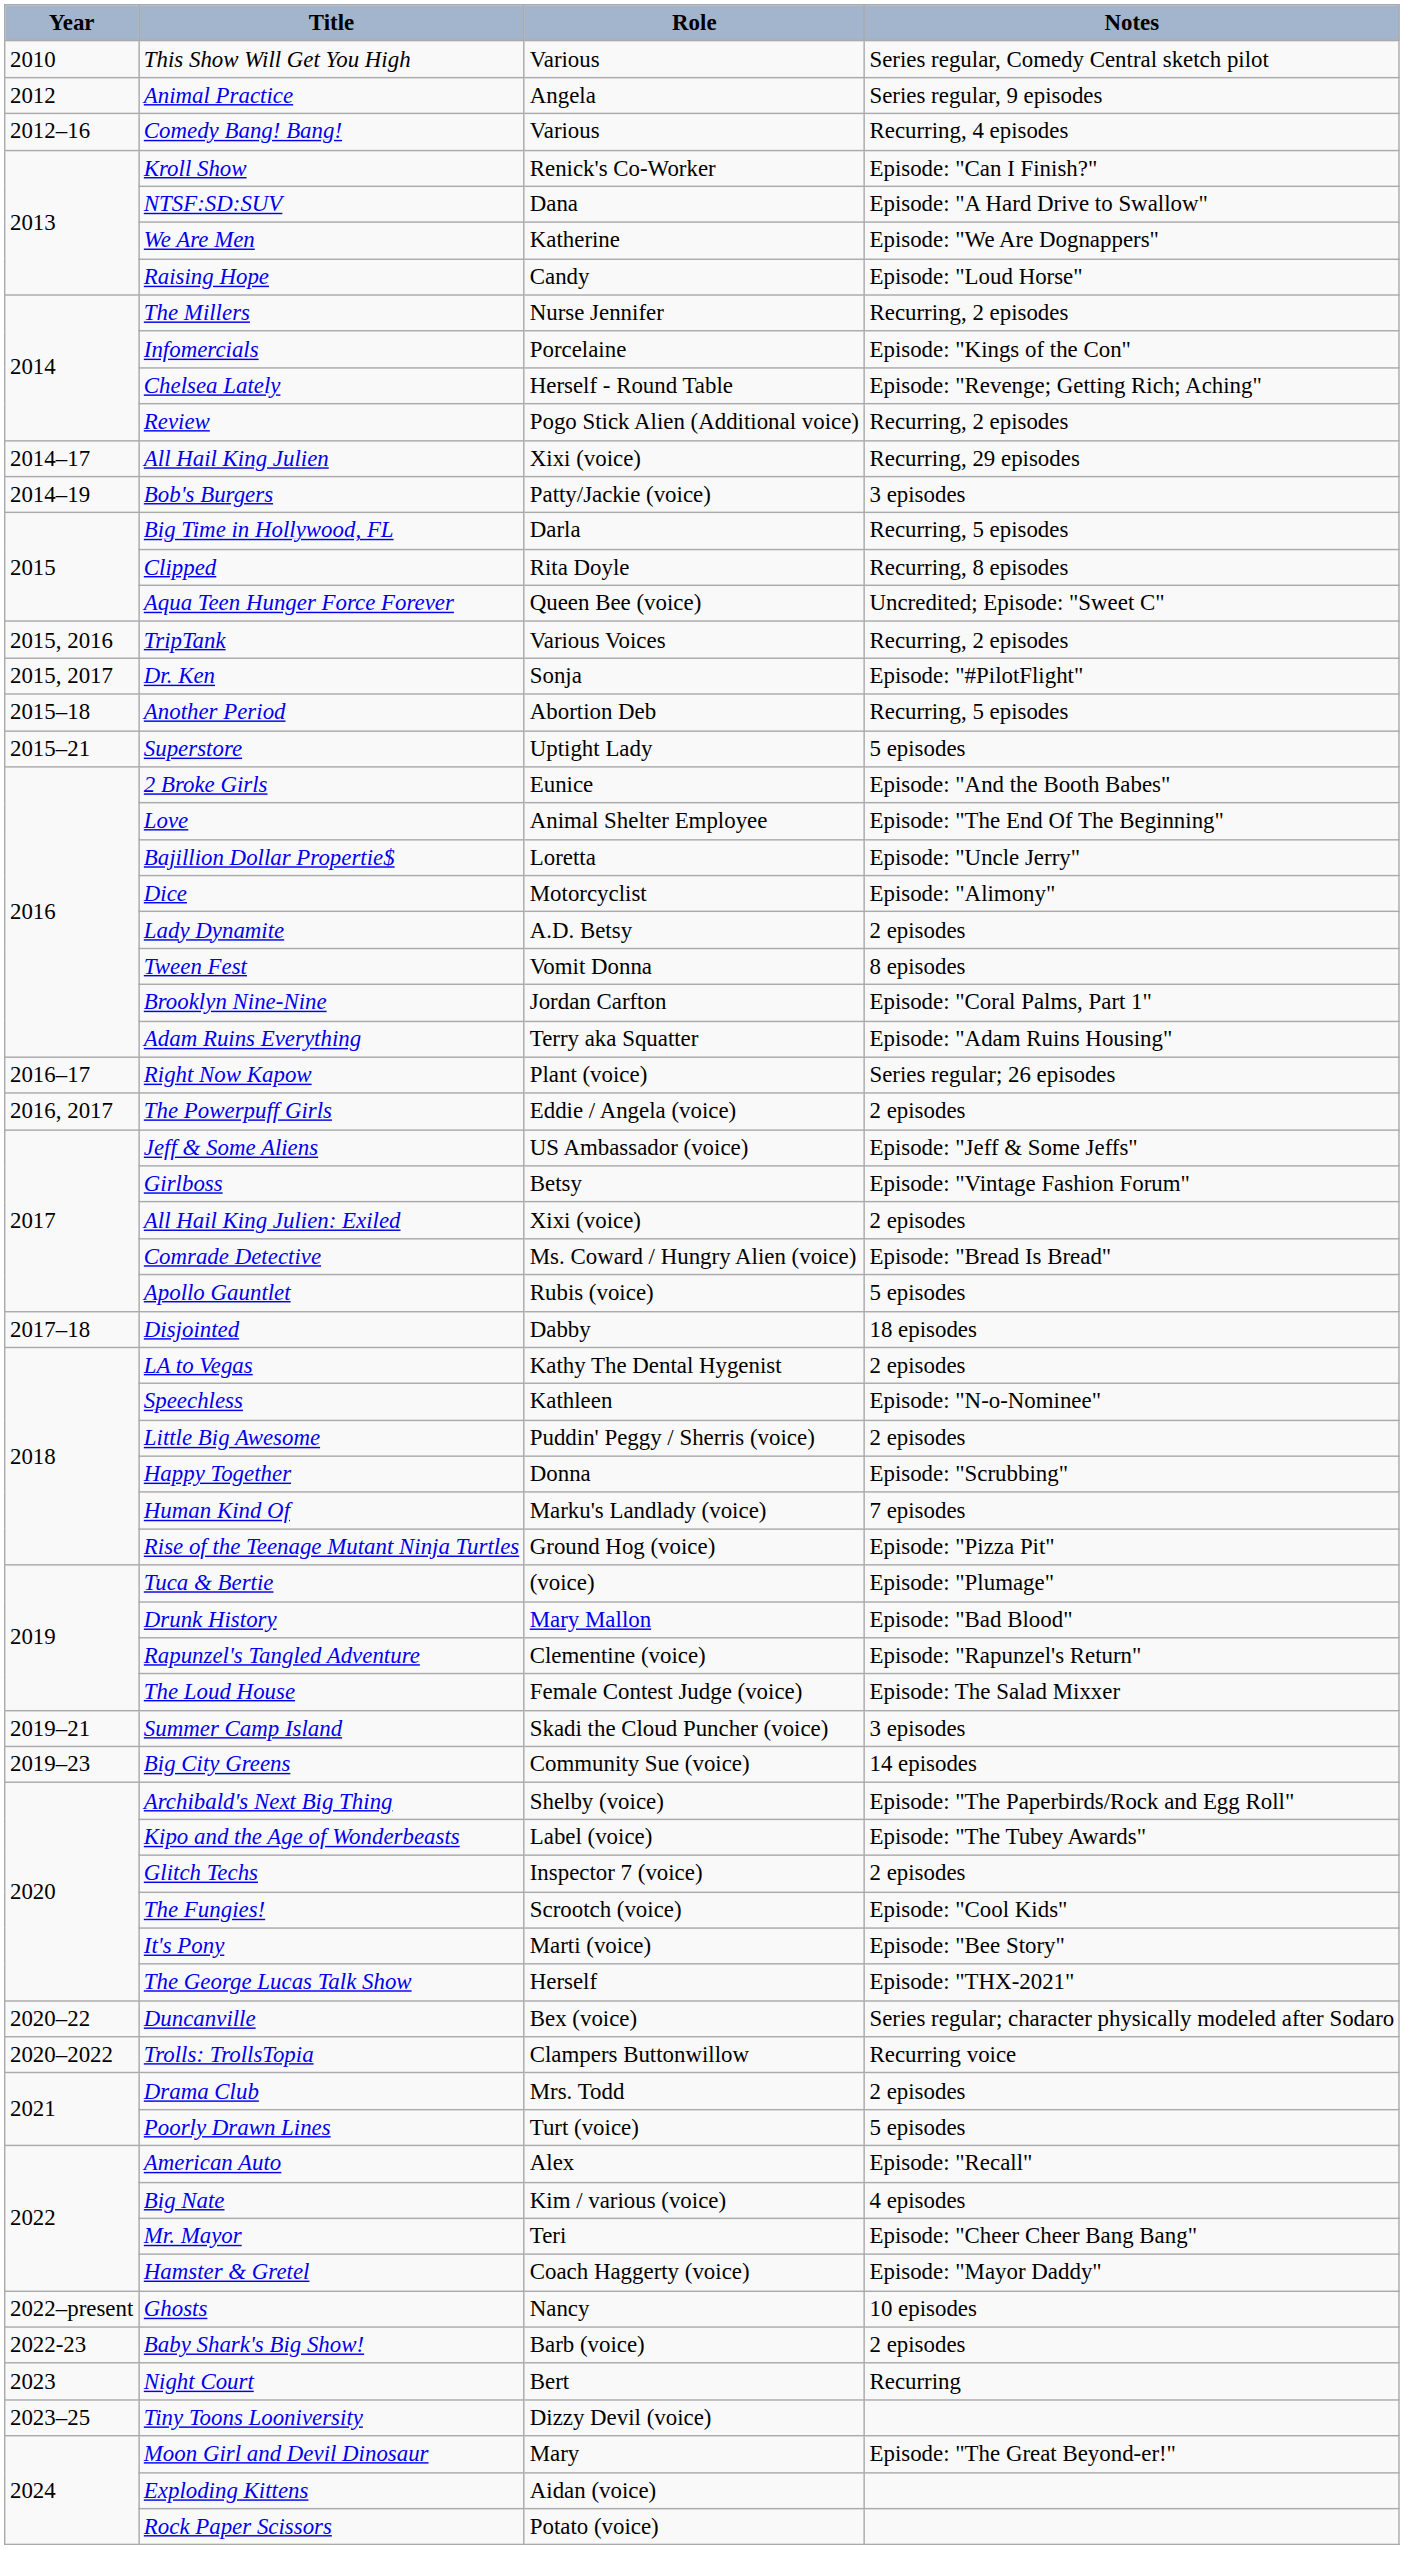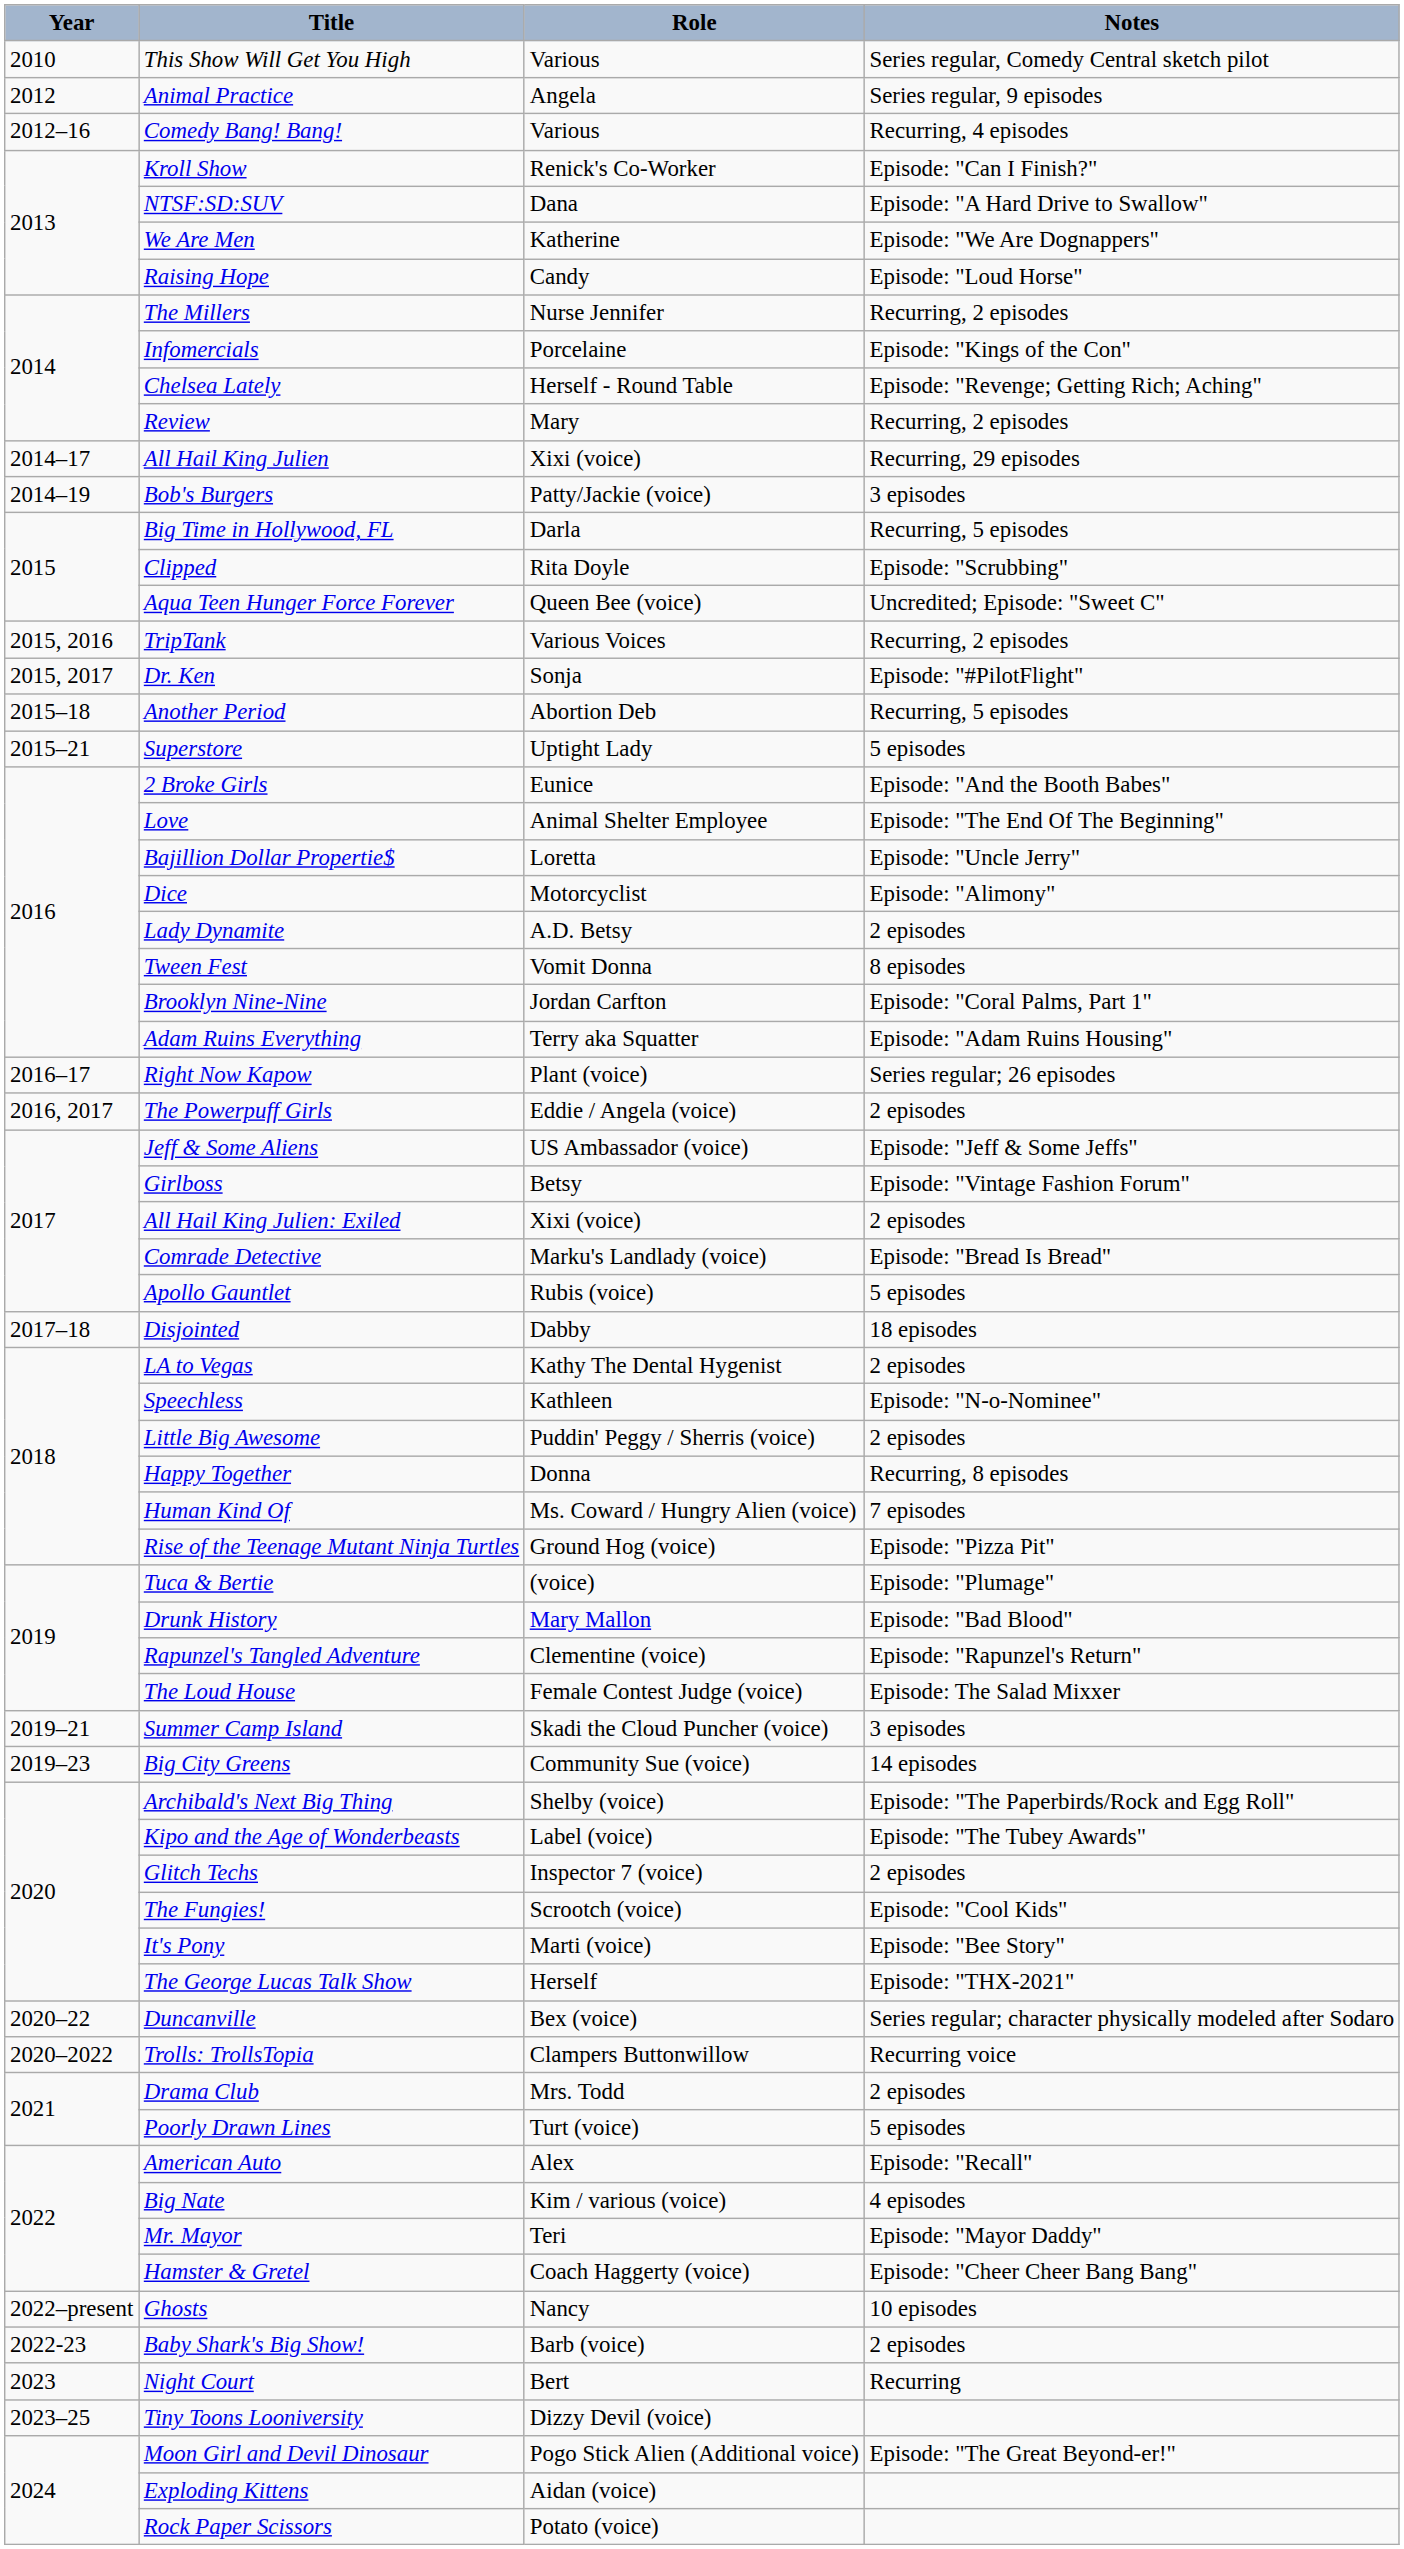(694, 421) Pogo Stick Alien (Additional voice) -> (555, 421) Mary
(969, 566) Recurring, 8 episodes -> (969, 566) Episode: "Scrubbing"
(693, 1256) Ms. Coward / Hungry Alien (voice) -> (648, 1256) Marku's Landlady (voice)
(969, 1474) Episode: "Scrubbing" -> (969, 1474) Recurring, 8 episodes
(648, 1510) Marku's Landlady (voice) -> (693, 1510) Ms. Coward / Hungry Alien (voice)
(1033, 2236) Episode: "Cheer Cheer Bang Bang" -> (986, 2236) Episode: "Mayor Daddy"
(986, 2272) Episode: "Mayor Daddy" -> (1033, 2272) Episode: "Cheer Cheer Bang Bang"
(555, 2453) Mary -> (694, 2453) Pogo Stick Alien (Additional voice)
